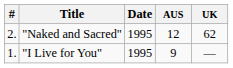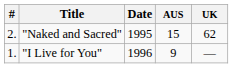(173, 33) 12 -> (173, 33) 15
(140, 53) 1995 -> (140, 53) 1996
